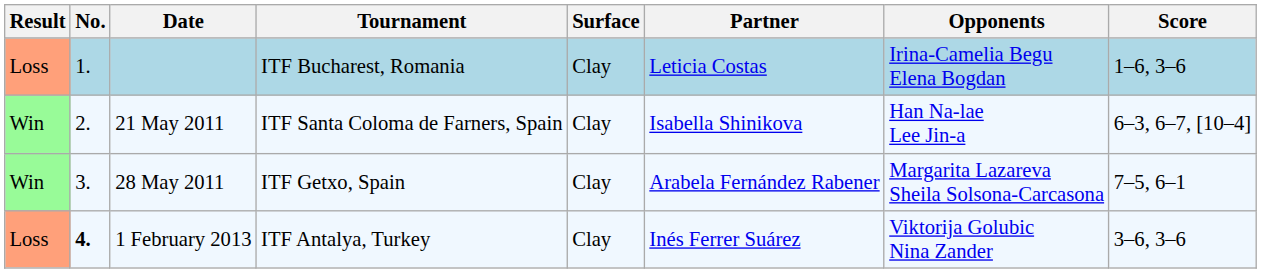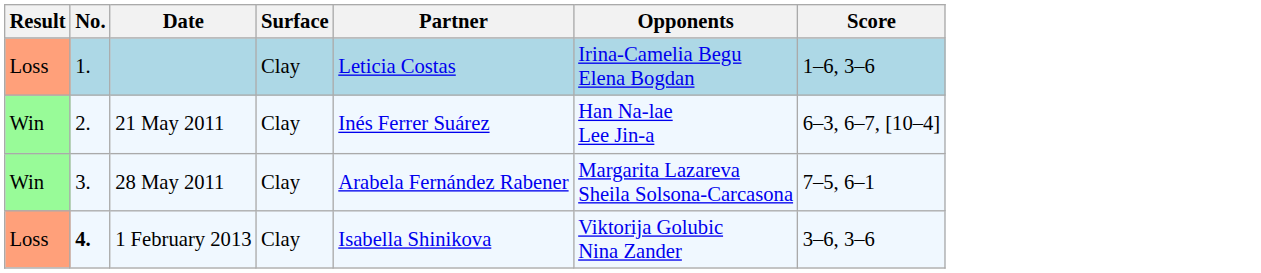- column: (412, 20)
(726, 123) Isabella Shinikova -> (414, 123) Inés Ferrer Suárez
(725, 238) Inés Ferrer Suárez -> (415, 238) Isabella Shinikova
